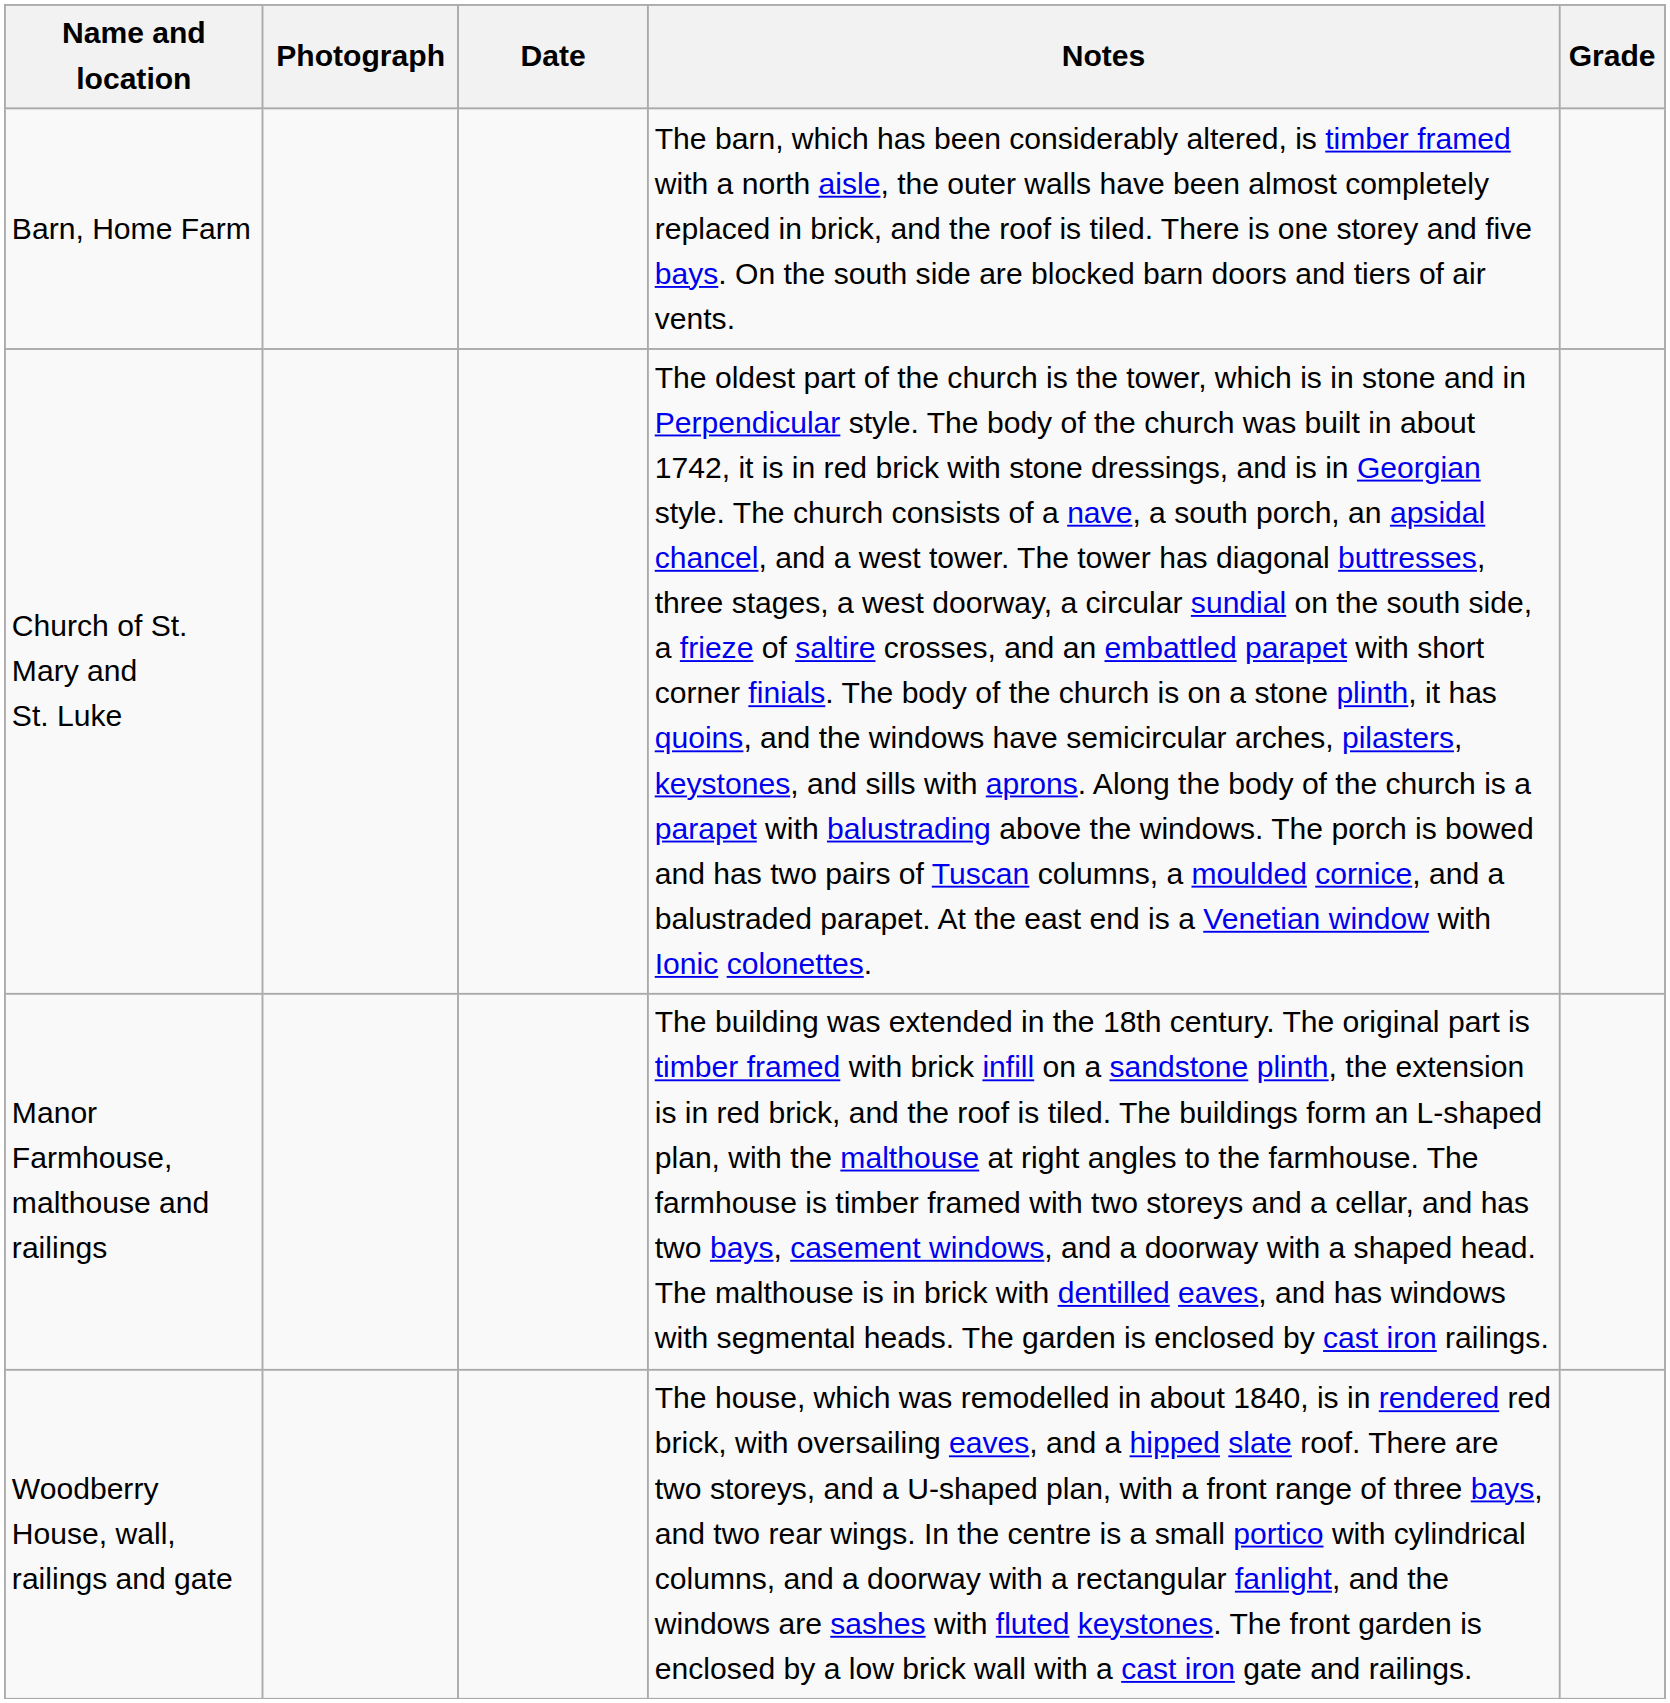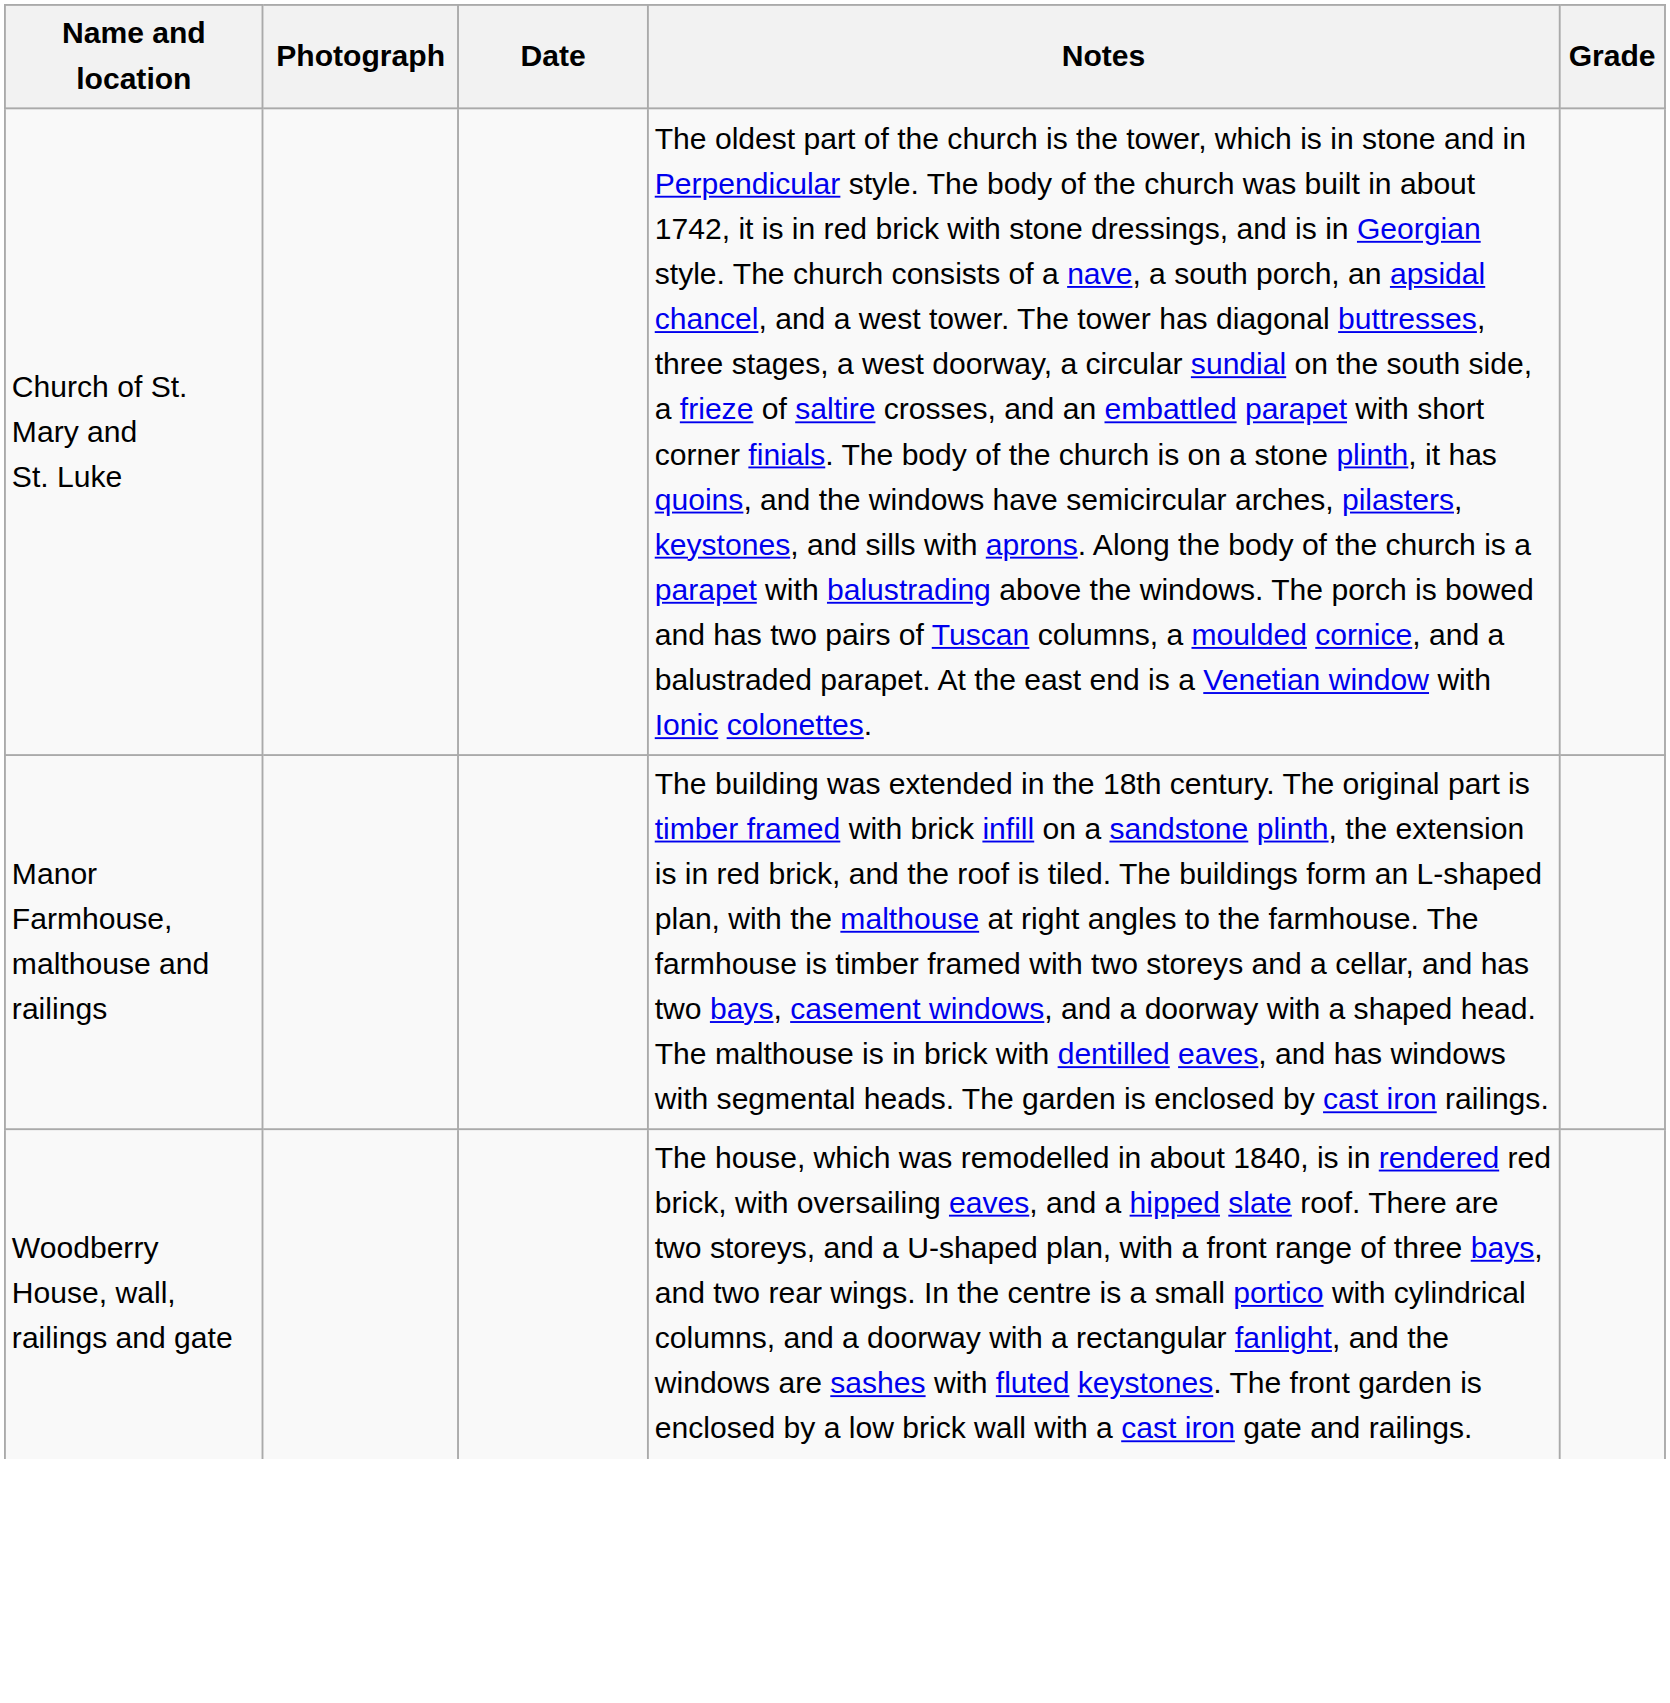- row: (131, 228)
